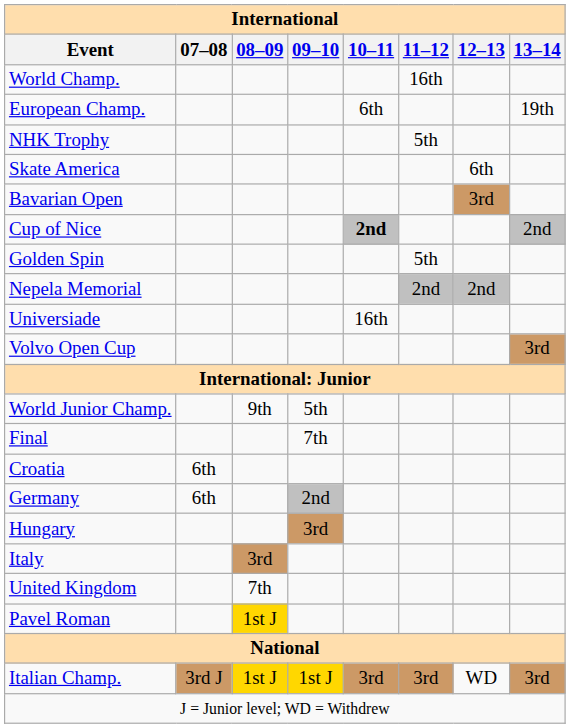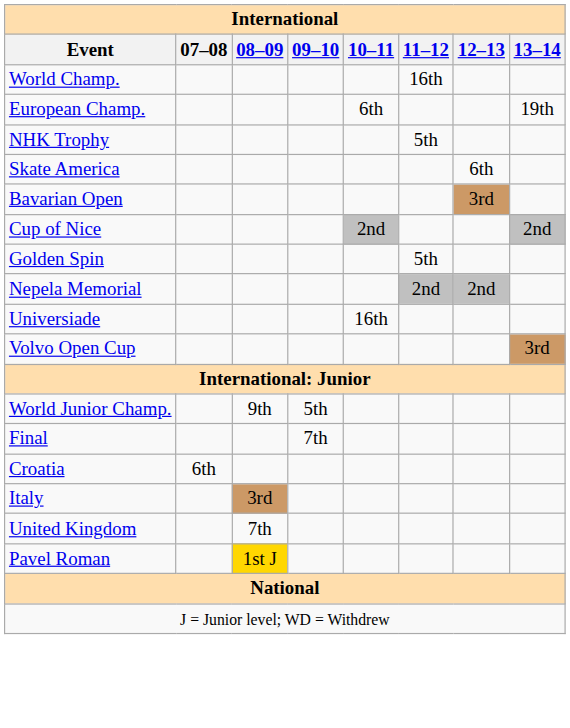(371, 229) bold -> (371, 229) normal
- row: (44, 498)
- row: (42, 528)
- row: (65, 678)
